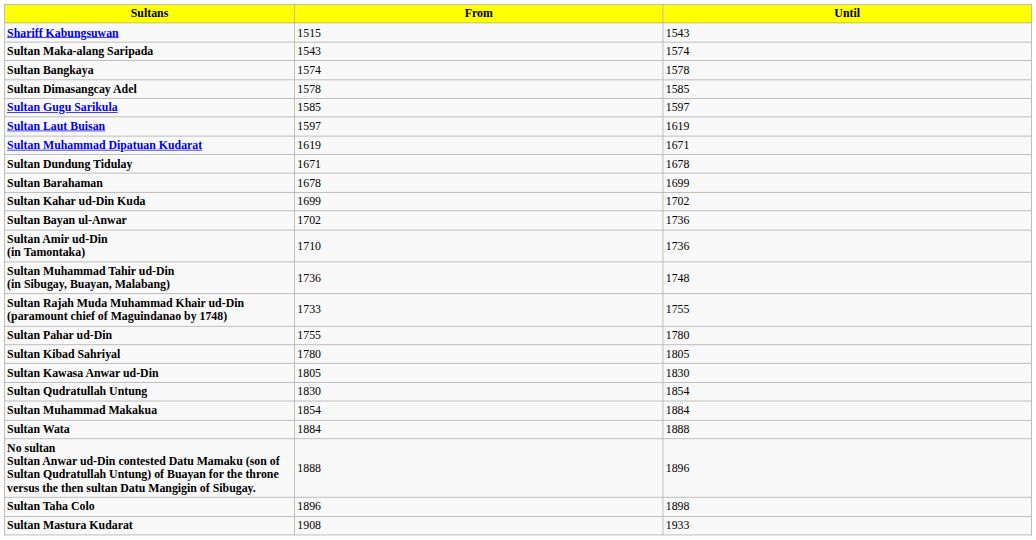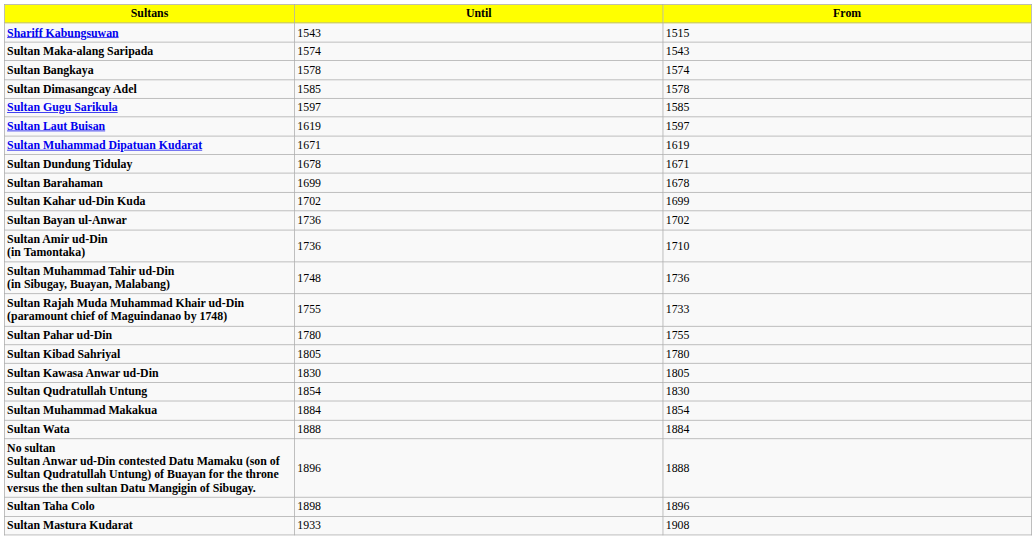columns swapped: (479, 13) <-> (847, 13)
